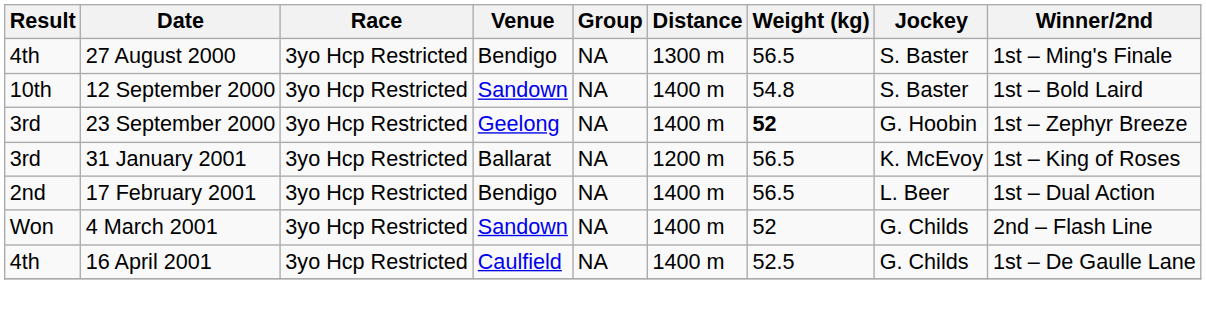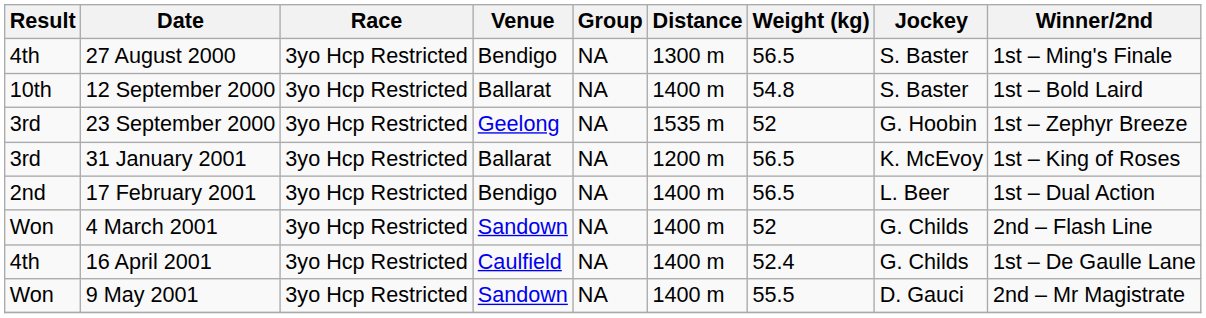(523, 90) Sandown -> (514, 90) Ballarat
(689, 124) 1400 m -> (689, 124) 1535 m
(765, 124) bold -> (765, 124) normal
(774, 261) 52.5 -> (774, 261) 52.4
+ row: (142, 295)
